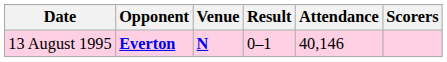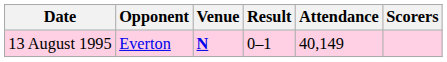(147, 43) bold -> (145, 43) normal
(321, 43) 40,146 -> (321, 43) 40,149
